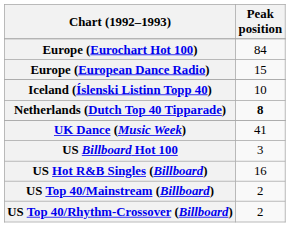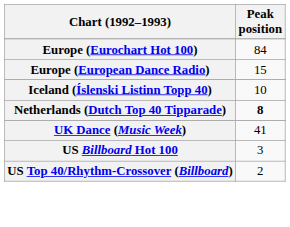- row: (120, 171)
- row: (120, 191)
